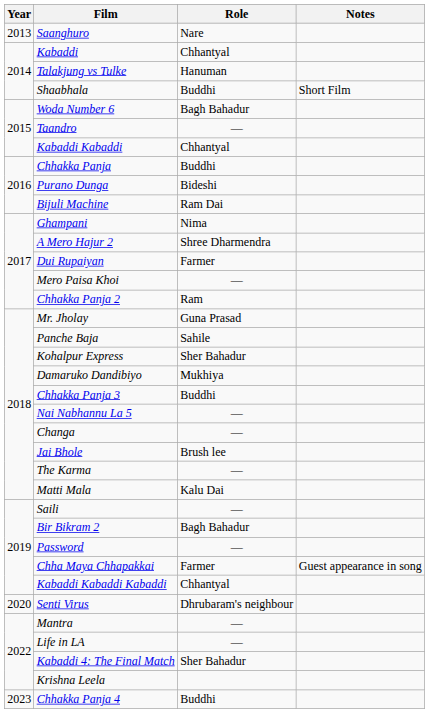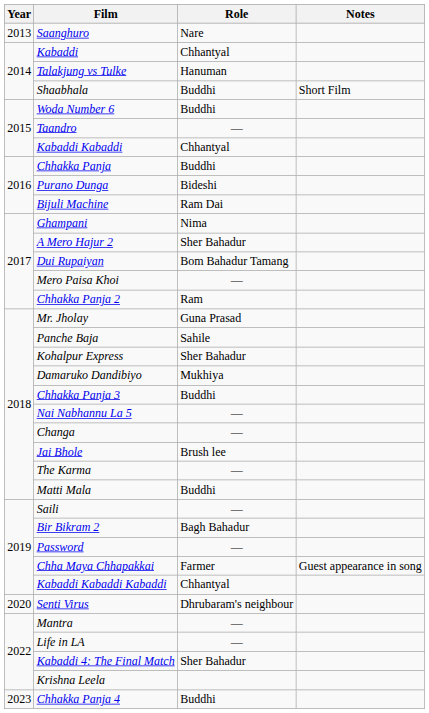(215, 109) Bagh Bahadur -> (198, 109) Buddhi
(225, 242) Shree Dharmendra -> (213, 242) Sher Bahadur
(198, 261) Farmer -> (234, 261) Bom Bahadur Tamang
(202, 489) Kalu Dai -> (198, 489) Buddhi
